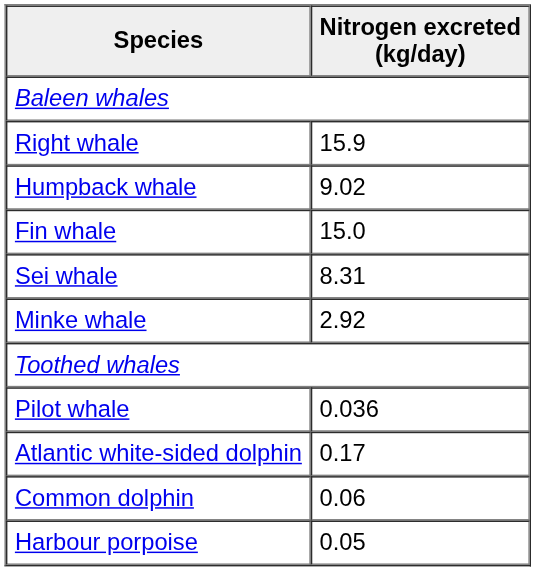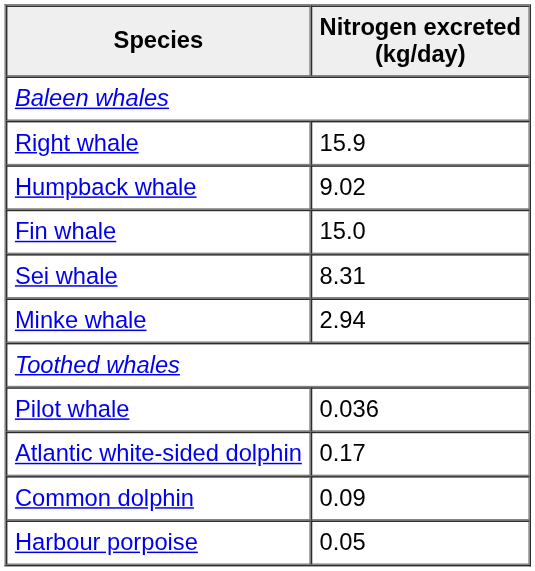(343, 320) 2.92 -> (343, 320) 2.94
(343, 498) 0.06 -> (343, 498) 0.09
